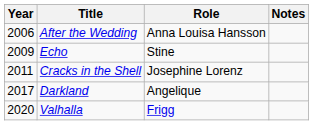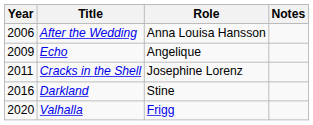(161, 52) Stine -> (174, 52) Angelique
(21, 91) 2017 -> (21, 91) 2016
(174, 91) Angelique -> (161, 91) Stine
